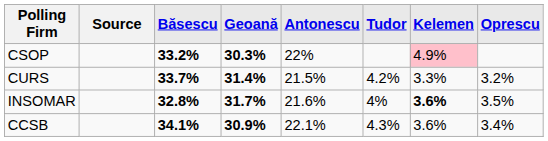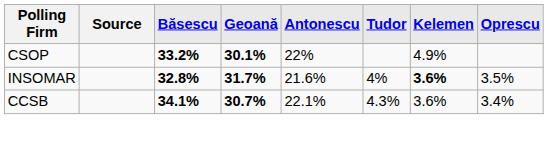(245, 55) 30.3% -> (245, 55) 30.1%
(430, 55) pink background -> (430, 55) no background
- row: (28, 78)
(245, 124) 30.9% -> (245, 101) 30.7%
